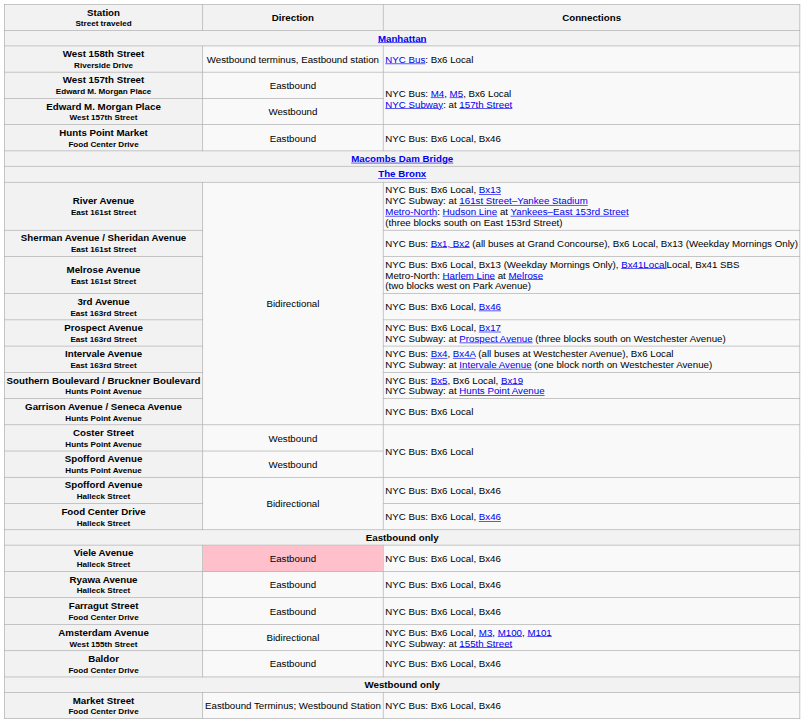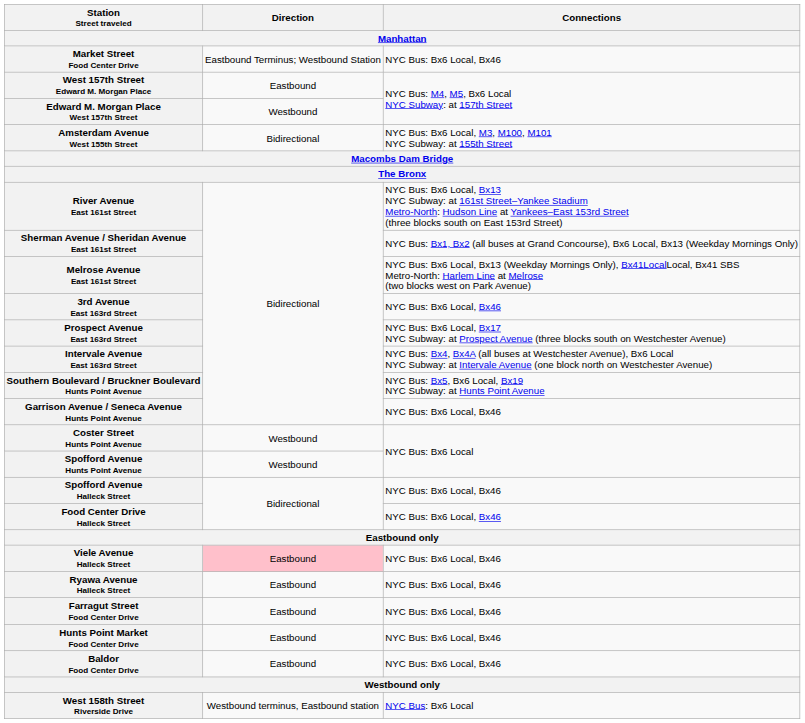rows swapped: (104, 59) <-> (104, 705)
rows swapped: (104, 637) <-> (104, 138)
(429, 412) NYC Bus: Bx6 Local -> (443, 412) NYC Bus: Bx6 Local, Bx46
